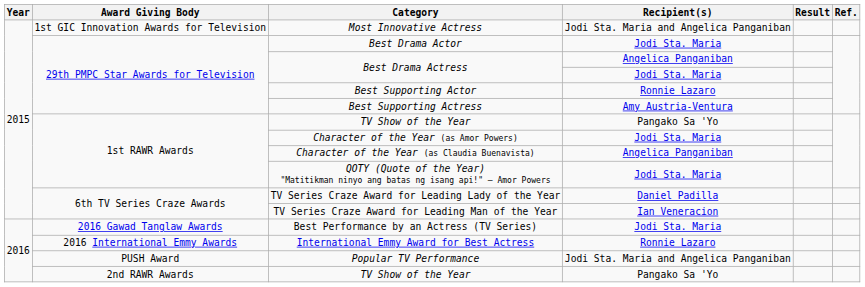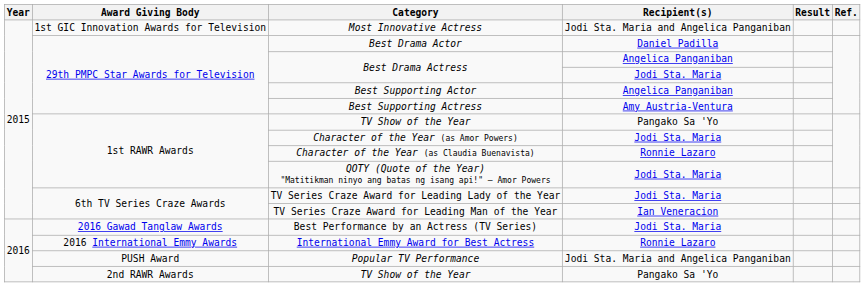(678, 44) Jodi Sta. Maria -> (678, 44) Daniel Padilla
(678, 91) Ronnie Lazaro -> (678, 91) Angelica Panganiban
(678, 153) Angelica Panganiban -> (678, 153) Ronnie Lazaro
(678, 196) Daniel Padilla -> (678, 196) Jodi Sta. Maria
